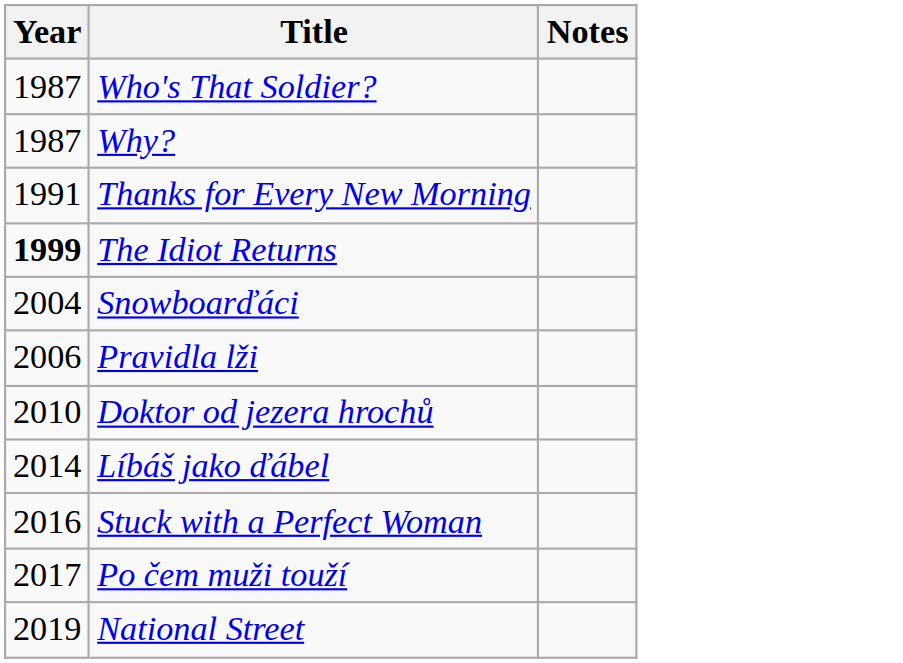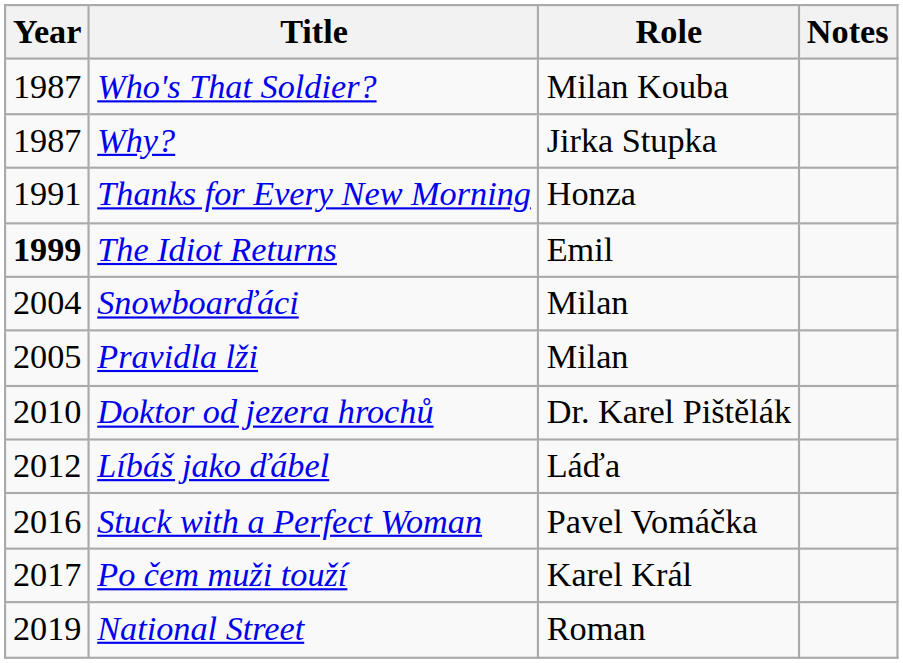+ column: (669, 31)
(47, 357) 2006 -> (47, 357) 2005
(47, 466) 2014 -> (47, 466) 2012
